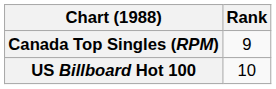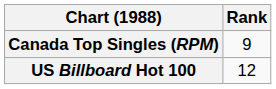(247, 70) 10 -> (247, 70) 12
